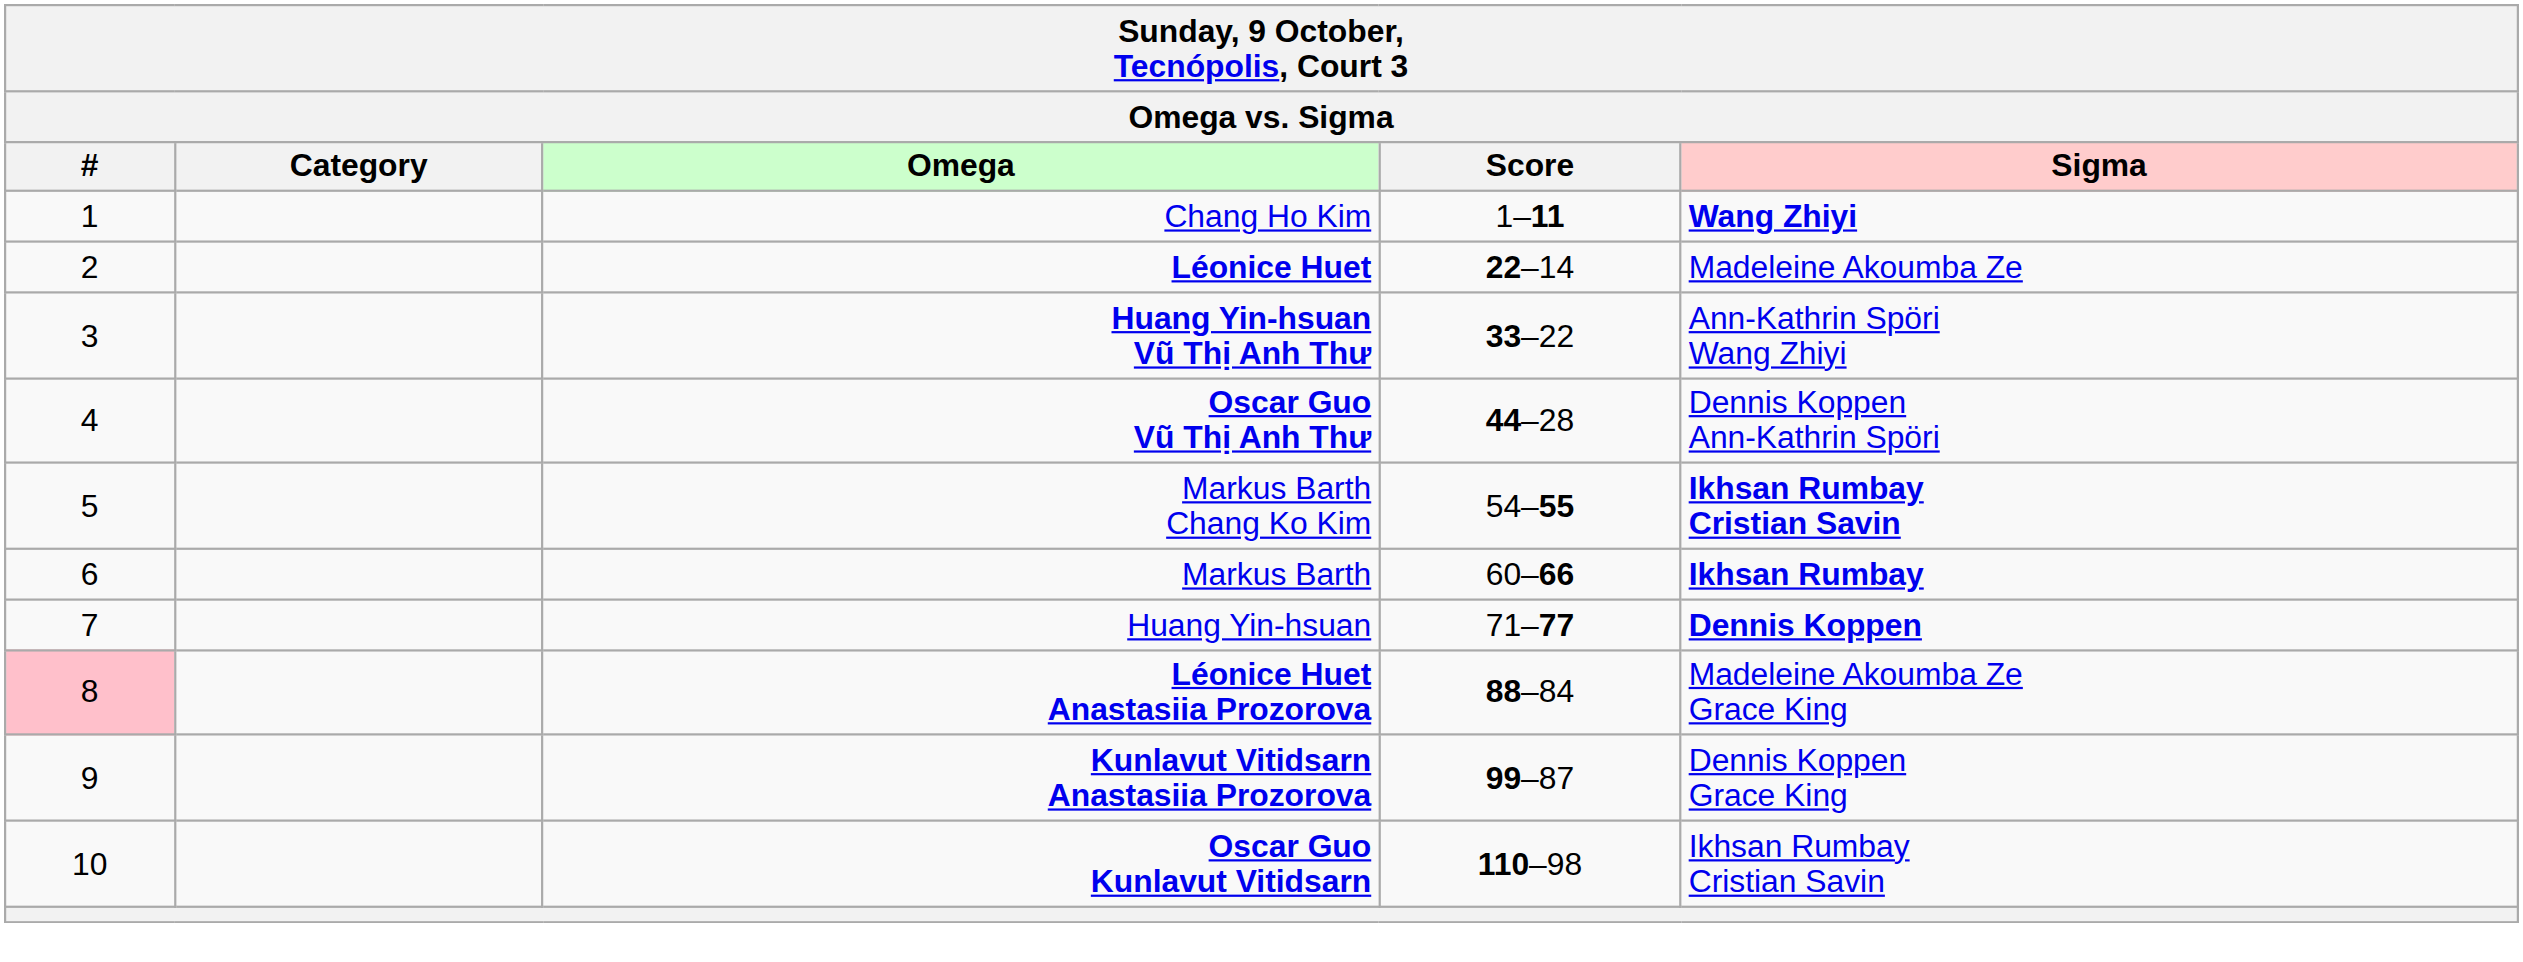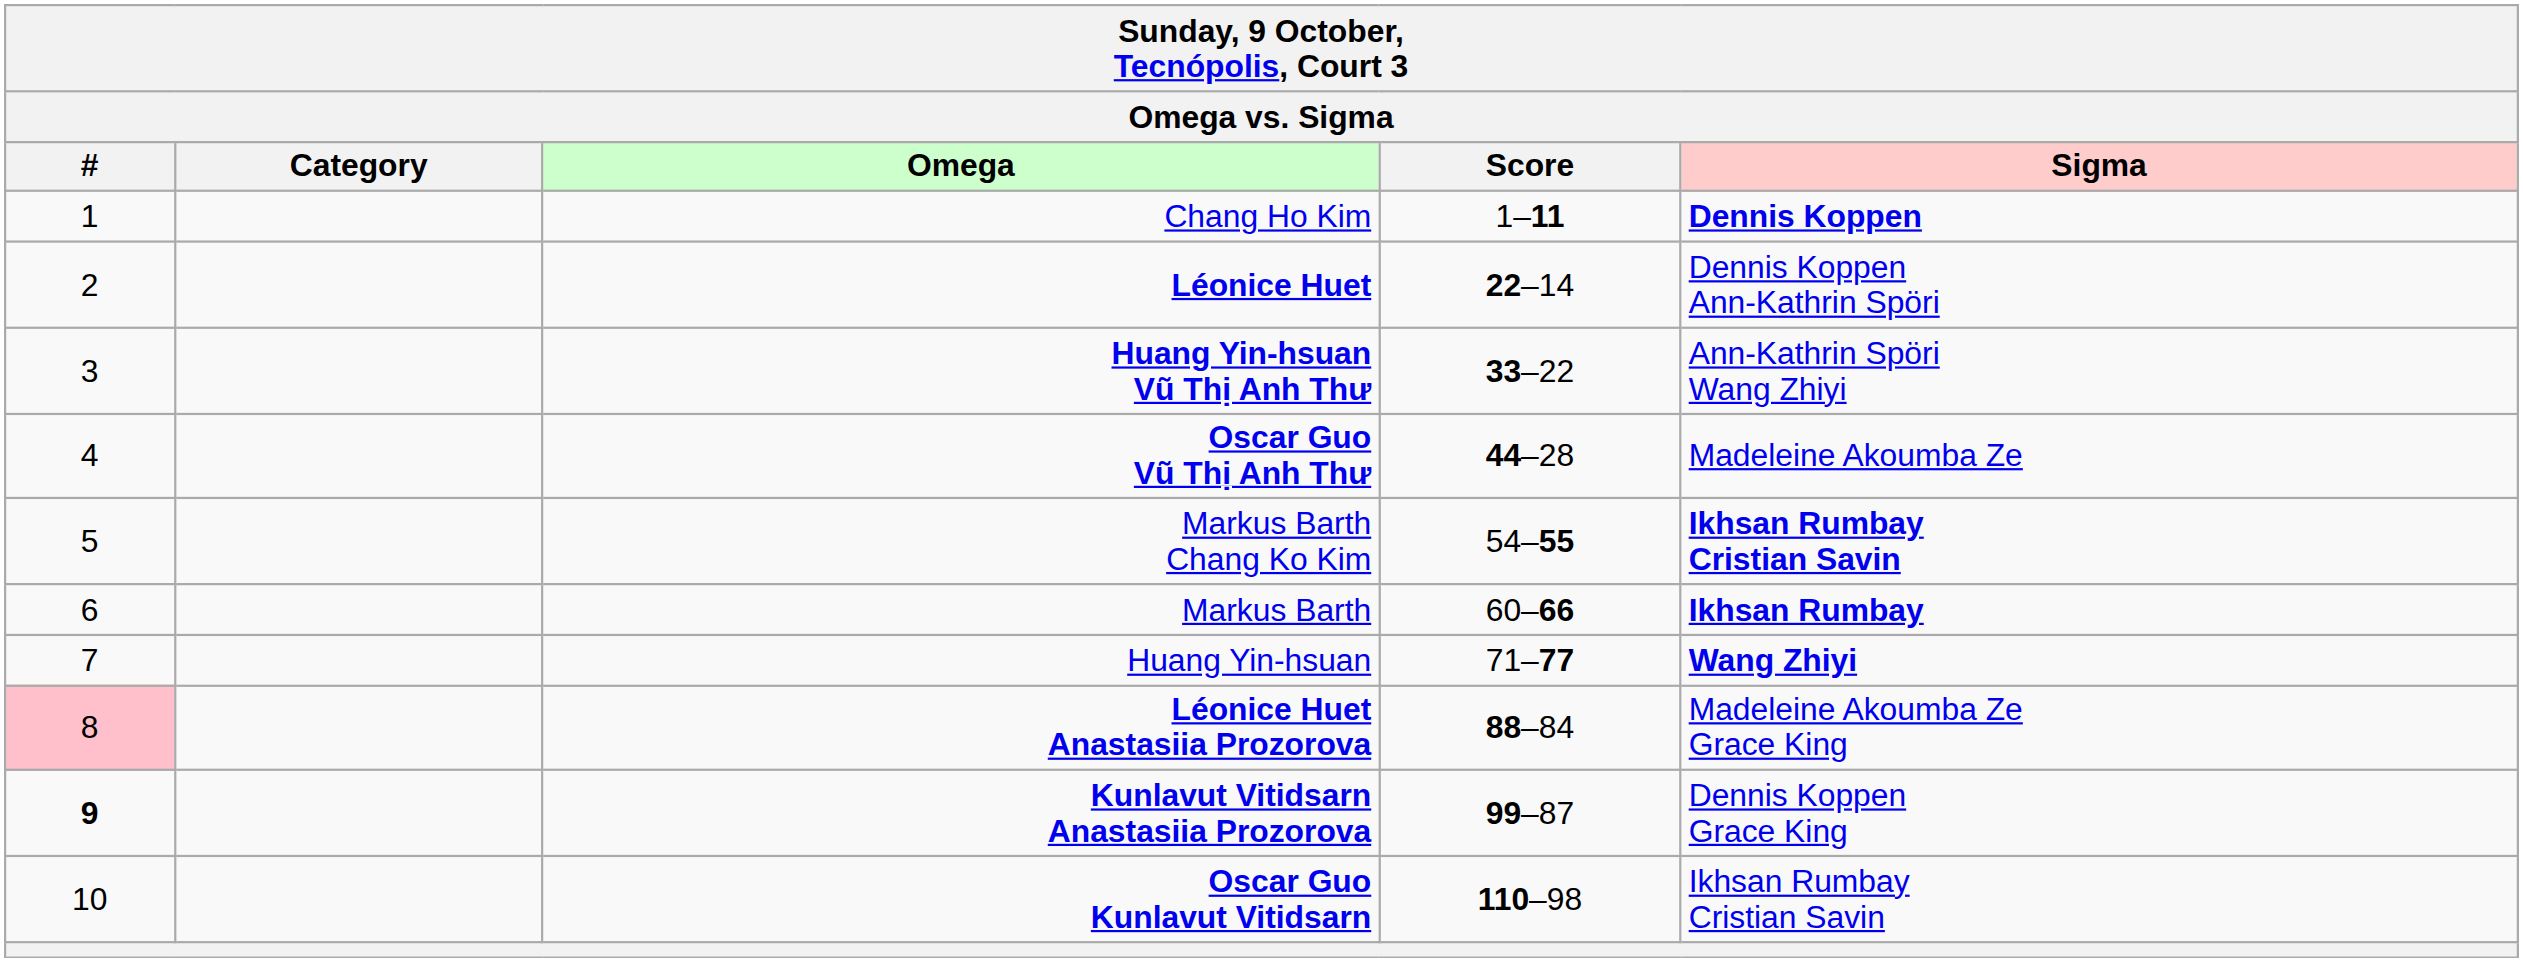(1773, 217) Wang Zhiyi -> (1805, 217) Dennis Koppen
(1856, 267) Madeleine Akoumba Ze -> (1814, 285) Dennis Koppen Ann-Kathrin Spöri
(1814, 421) Dennis Koppen Ann-Kathrin Spöri -> (1856, 456) Madeleine Akoumba Ze
(1805, 625) Dennis Koppen -> (1773, 660) Wang Zhiyi
(90, 778) normal -> (90, 814) bold
